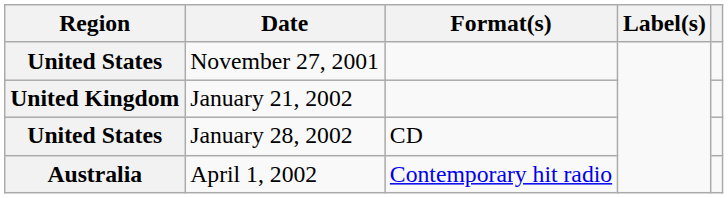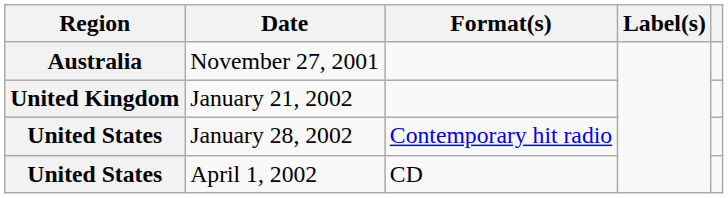(95, 60) United States -> (95, 60) Australia
(406, 135) CD -> (501, 135) Contemporary hit radio
(95, 173) Australia -> (95, 173) United States
(501, 173) Contemporary hit radio -> (406, 173) CD
